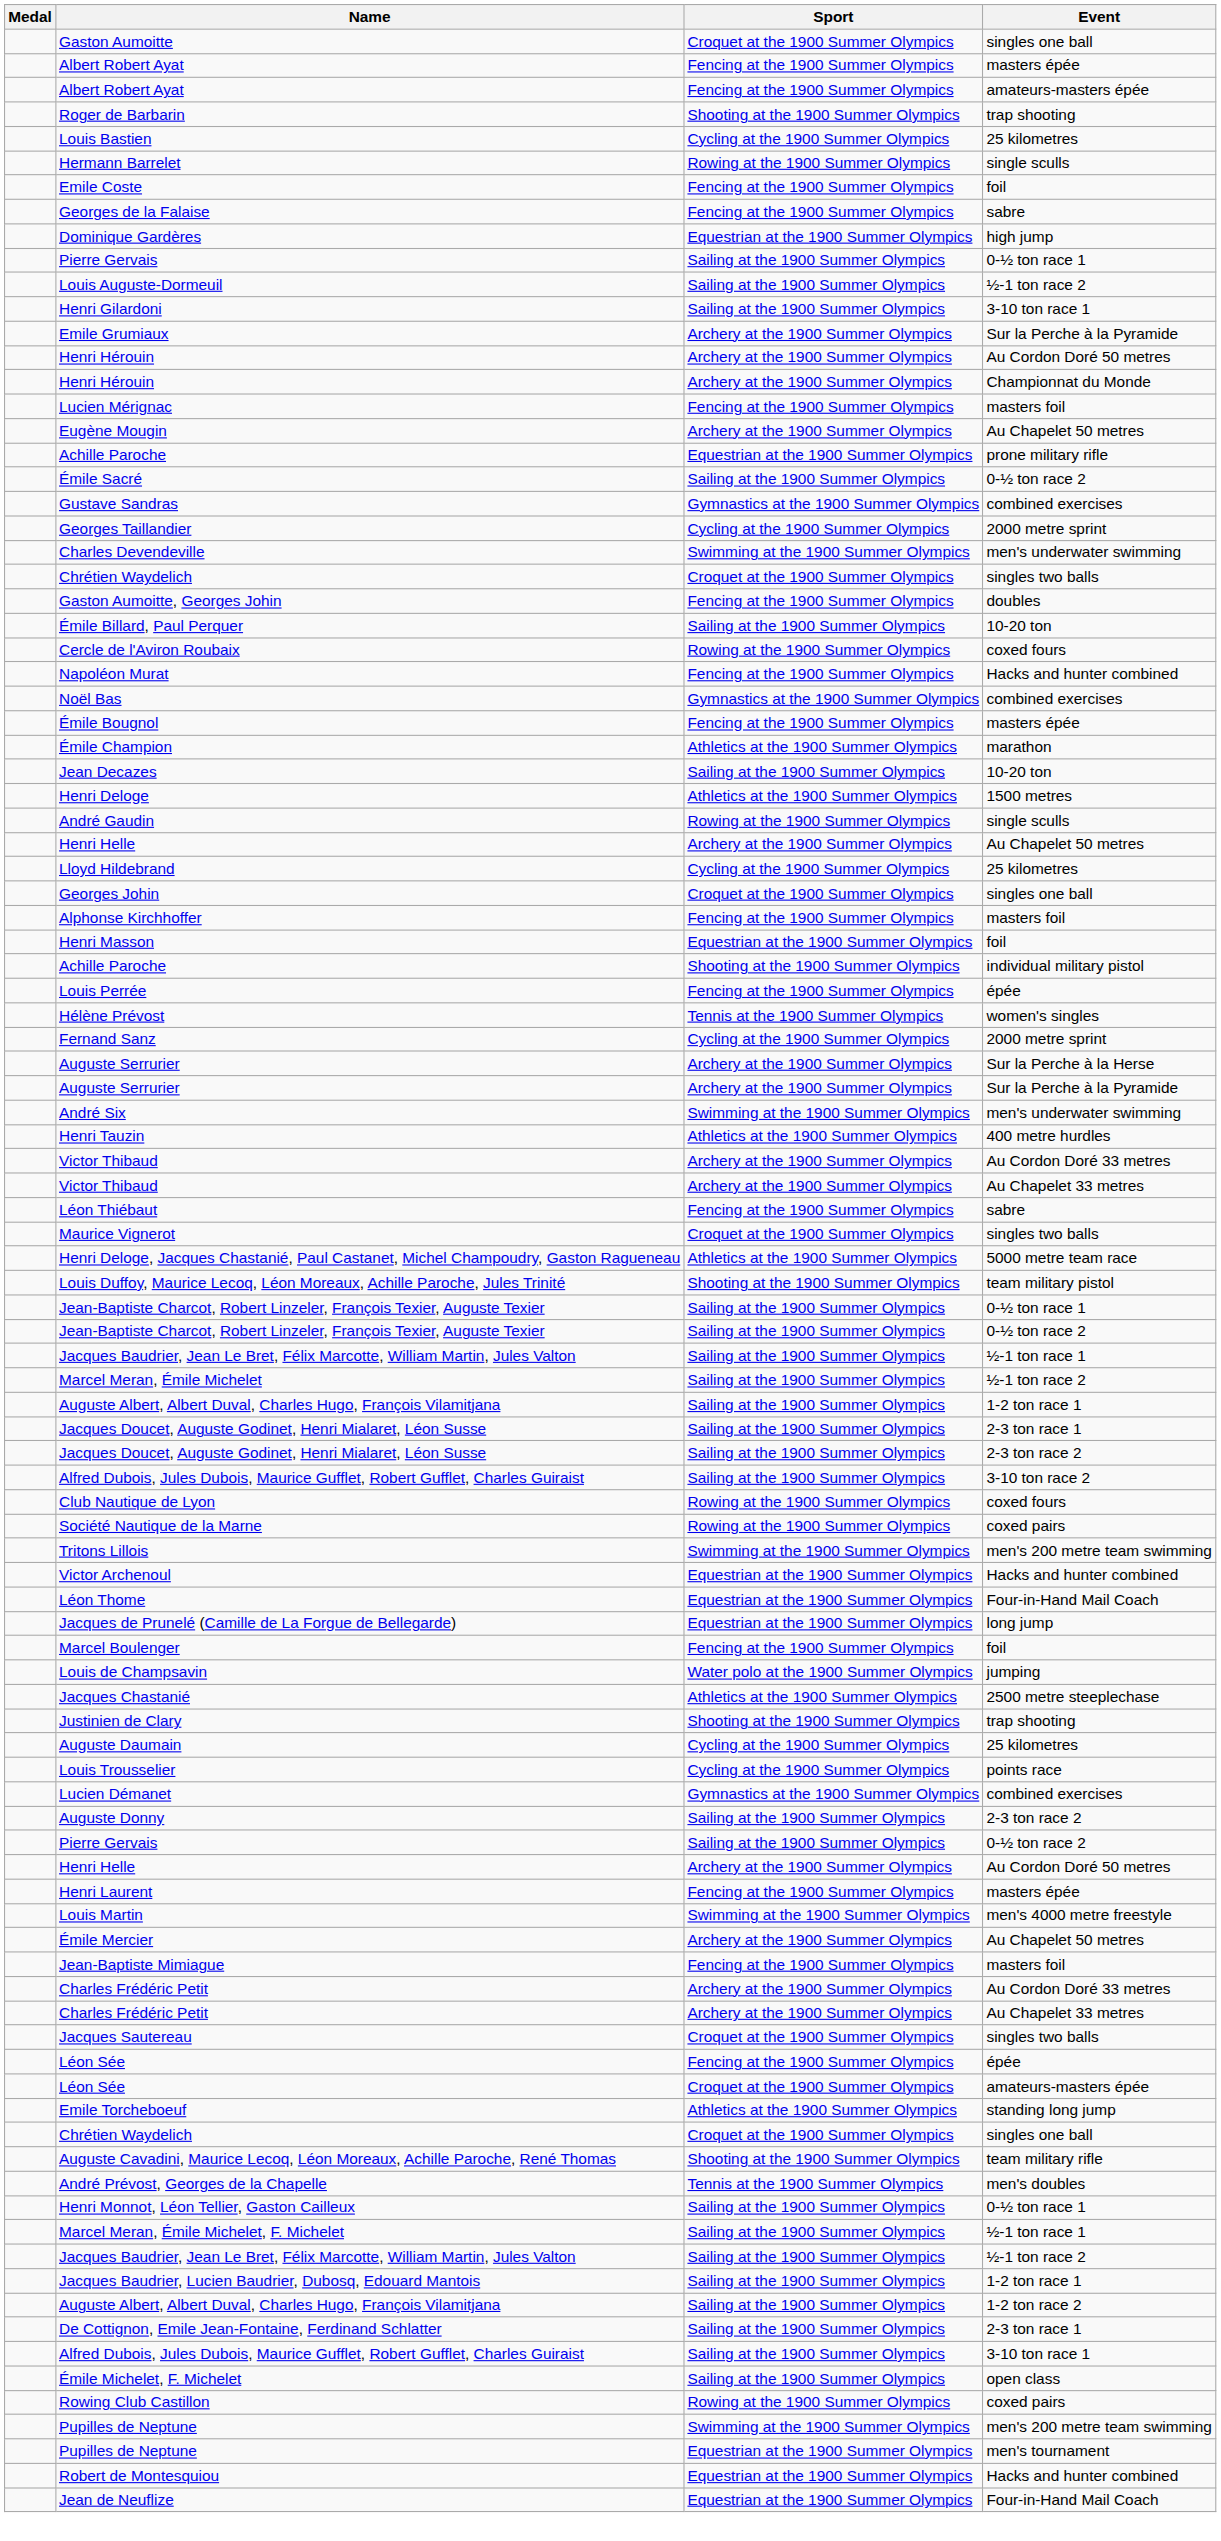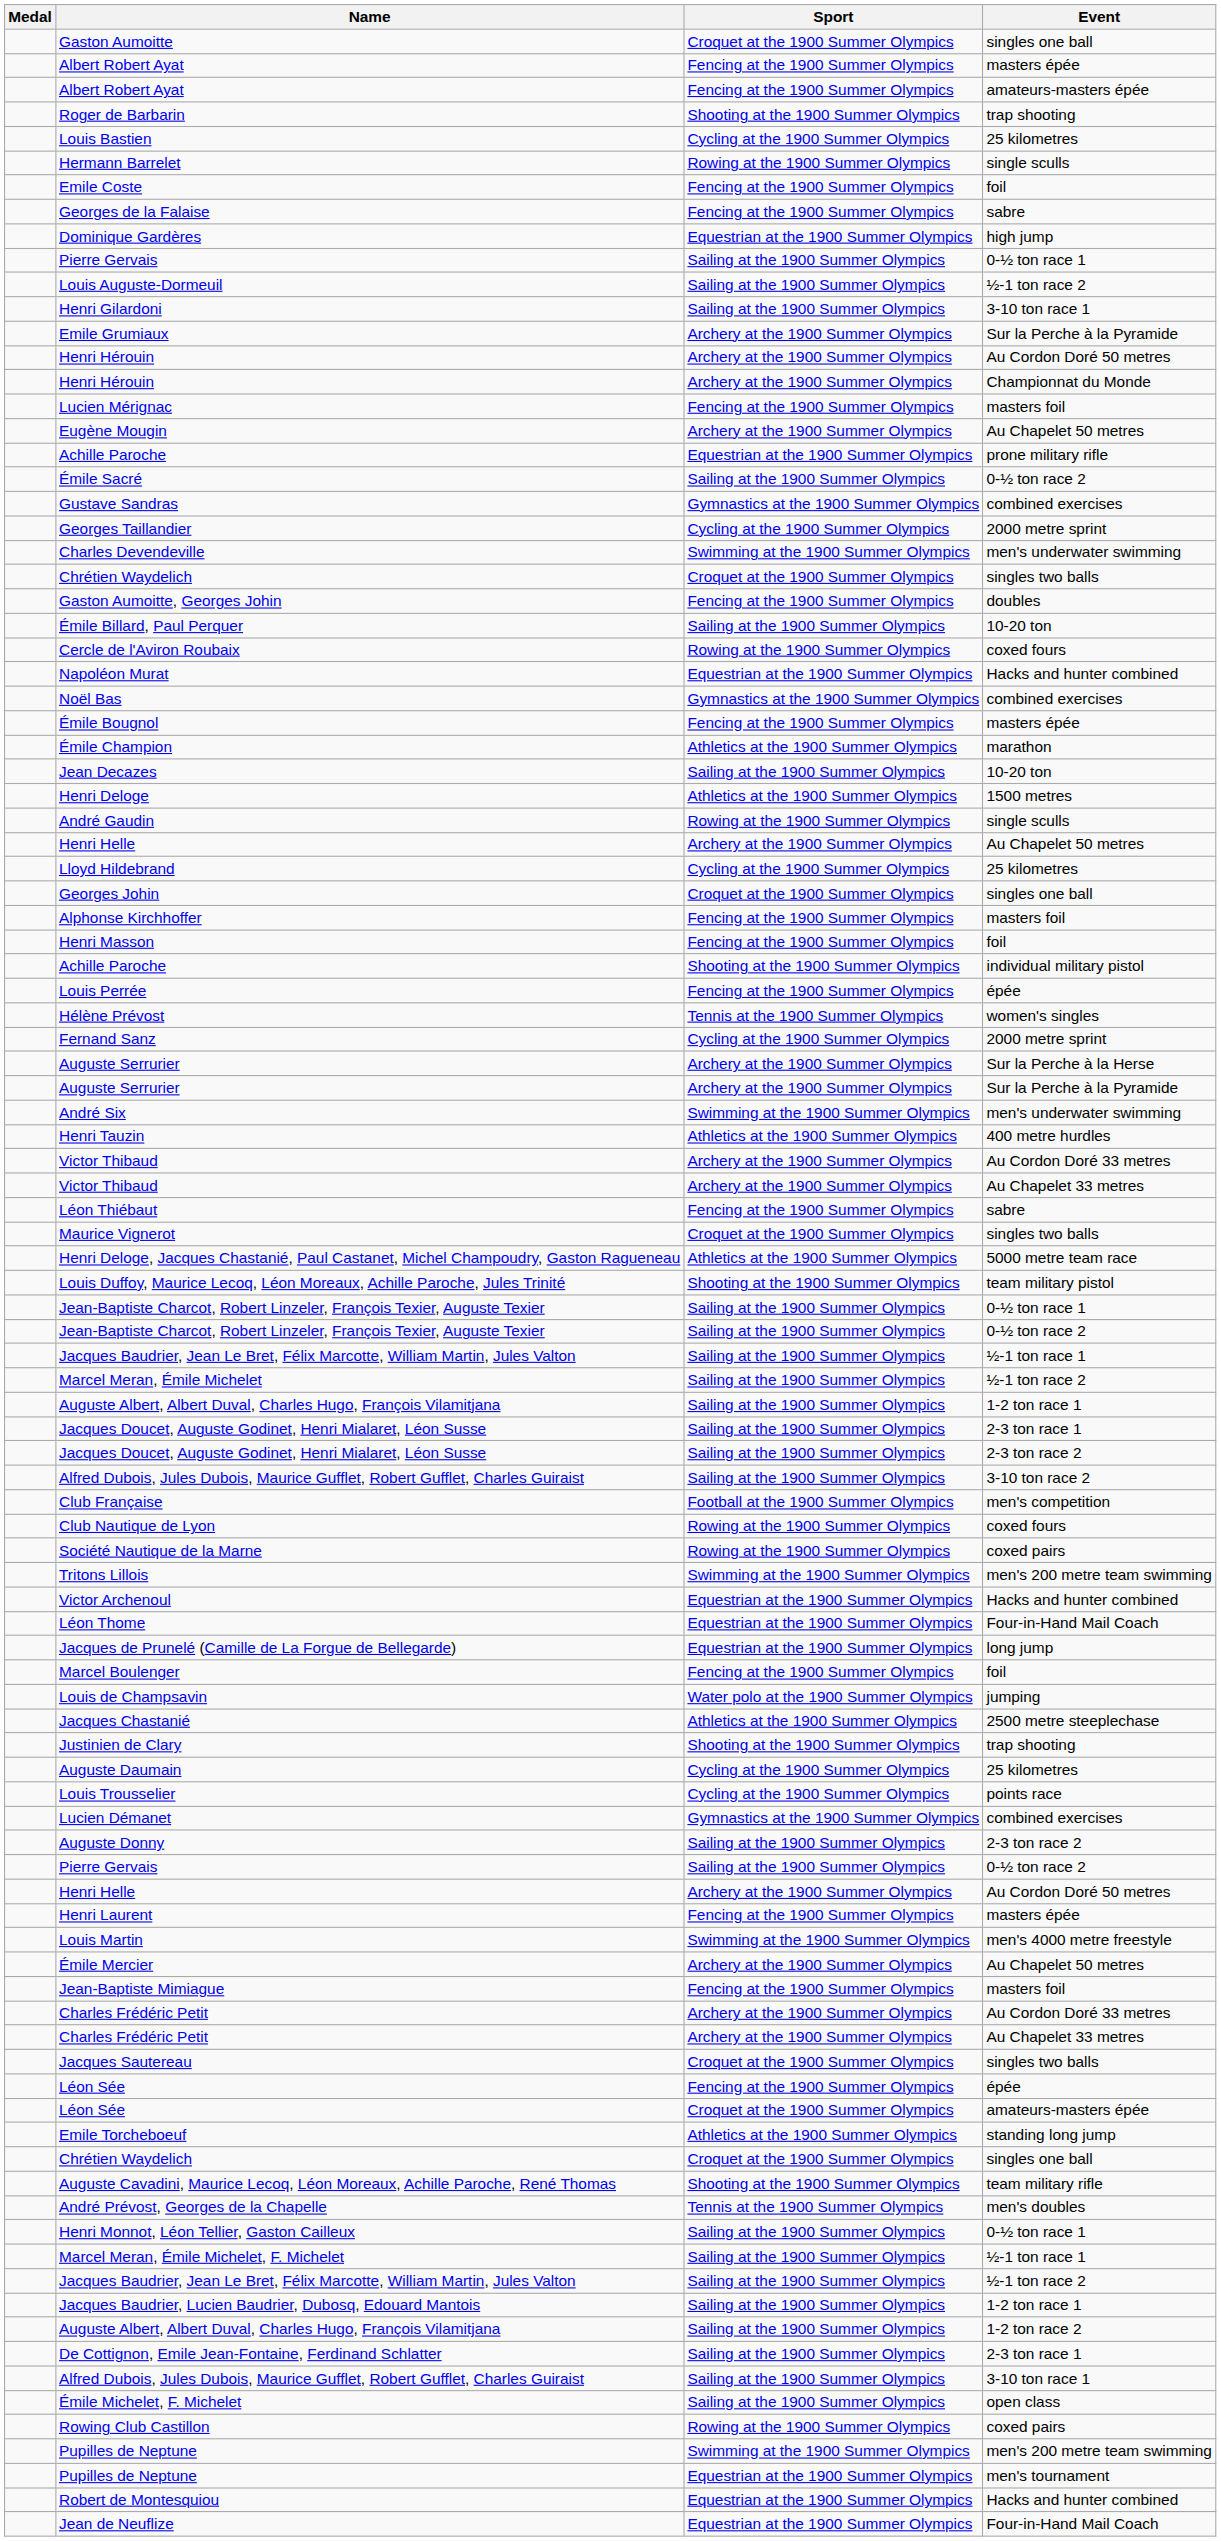(821, 674) Fencing at the 1900 Summer Olympics -> (830, 674) Equestrian at the 1900 Summer Olympics
(830, 942) Equestrian at the 1900 Summer Olympics -> (821, 942) Fencing at the 1900 Summer Olympics
+ row: (111, 1502)
